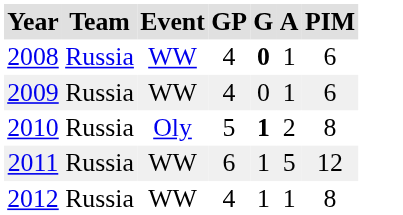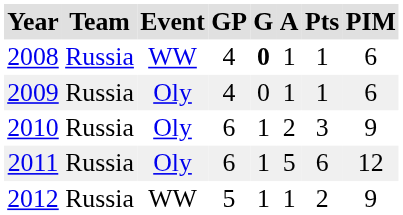+ column: (322, 21)
(173, 92) WW -> (173, 92) Oly
(229, 127) 5 -> (229, 127) 6
(263, 127) bold -> (263, 127) normal
(330, 127) 8 -> (371, 127) 9
(173, 163) WW -> (173, 163) Oly
(229, 198) 4 -> (229, 198) 5
(330, 198) 8 -> (371, 198) 9
